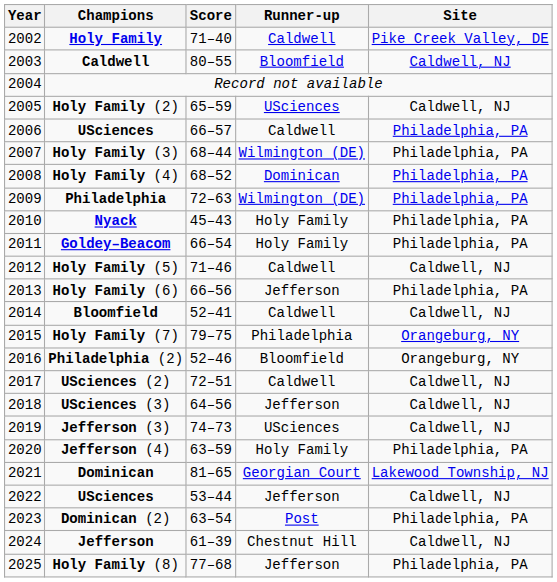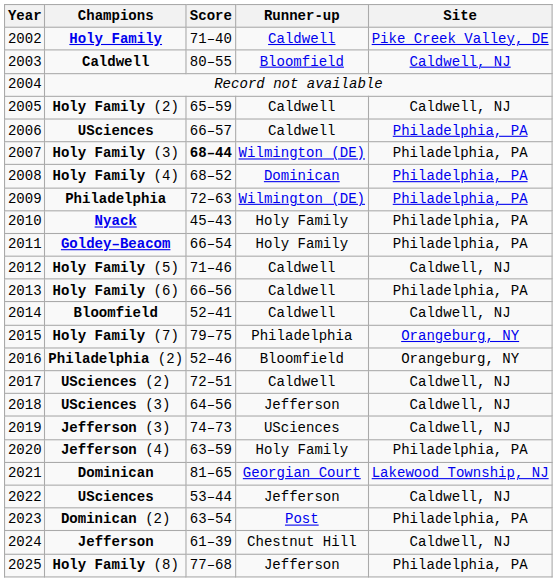(302, 108) USciences -> (302, 108) Caldwell
(211, 153) normal -> (211, 153) bold
(302, 291) Jefferson -> (302, 291) Caldwell
